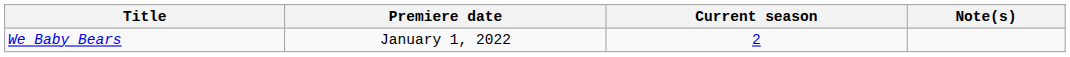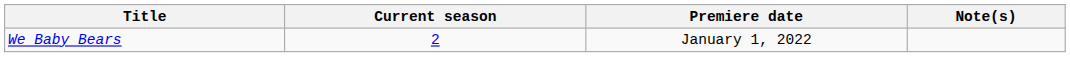columns swapped: (445, 16) <-> (756, 16)
